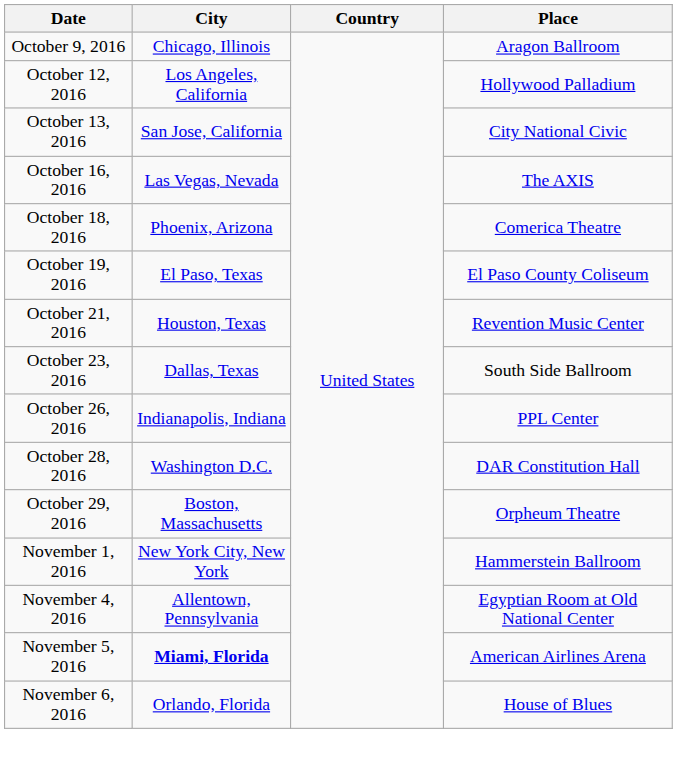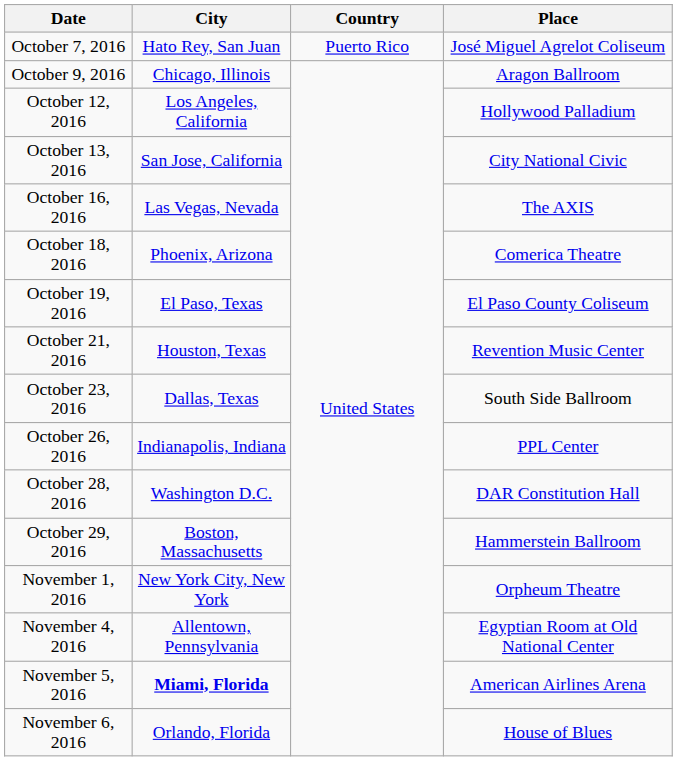+ row: (68, 46)
(558, 513) Orpheum Theatre -> (558, 541) Hammerstein Ballroom
(558, 561) Hammerstein Ballroom -> (558, 589) Orpheum Theatre
